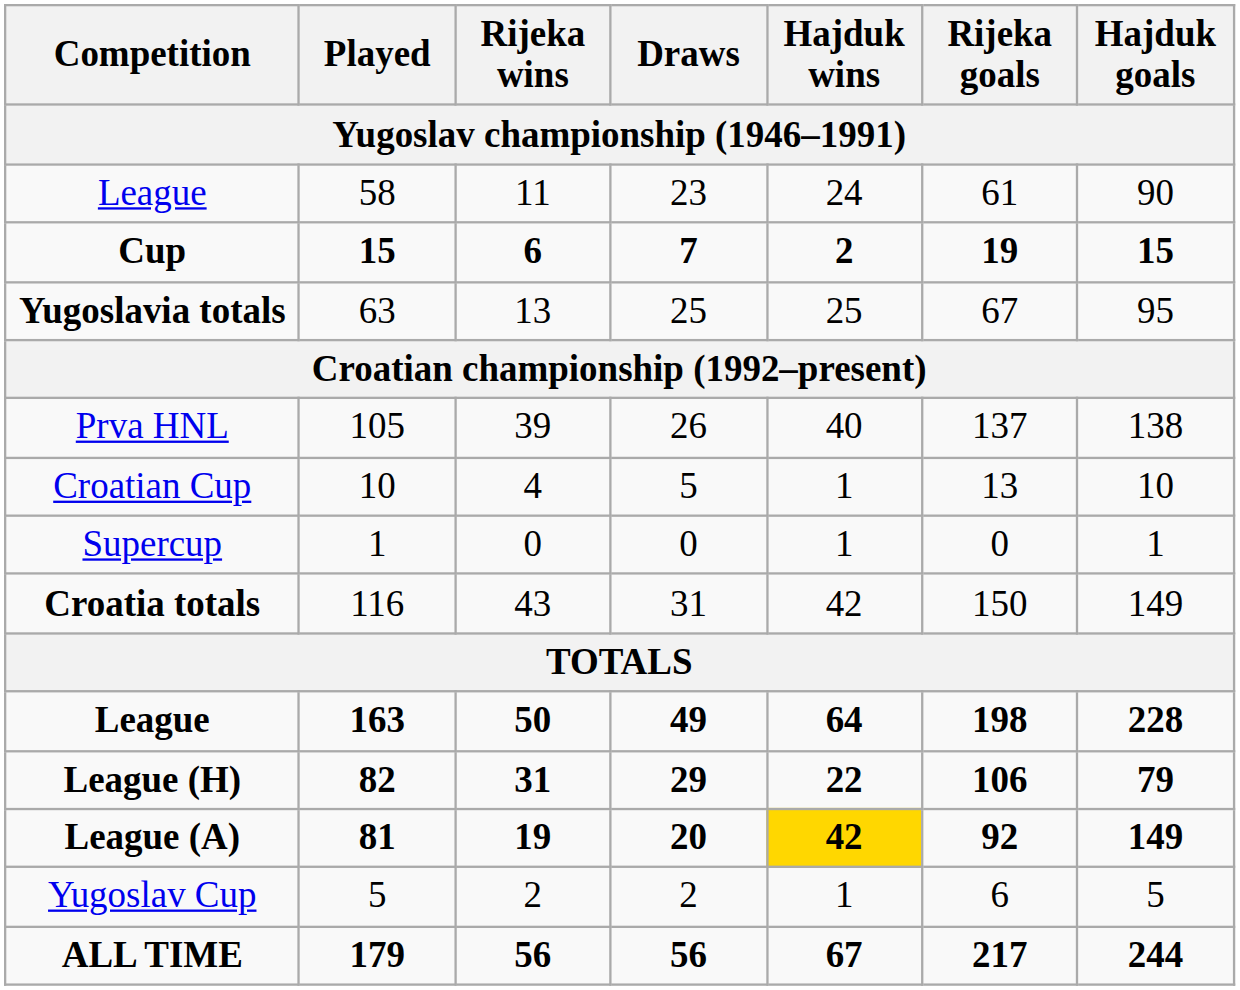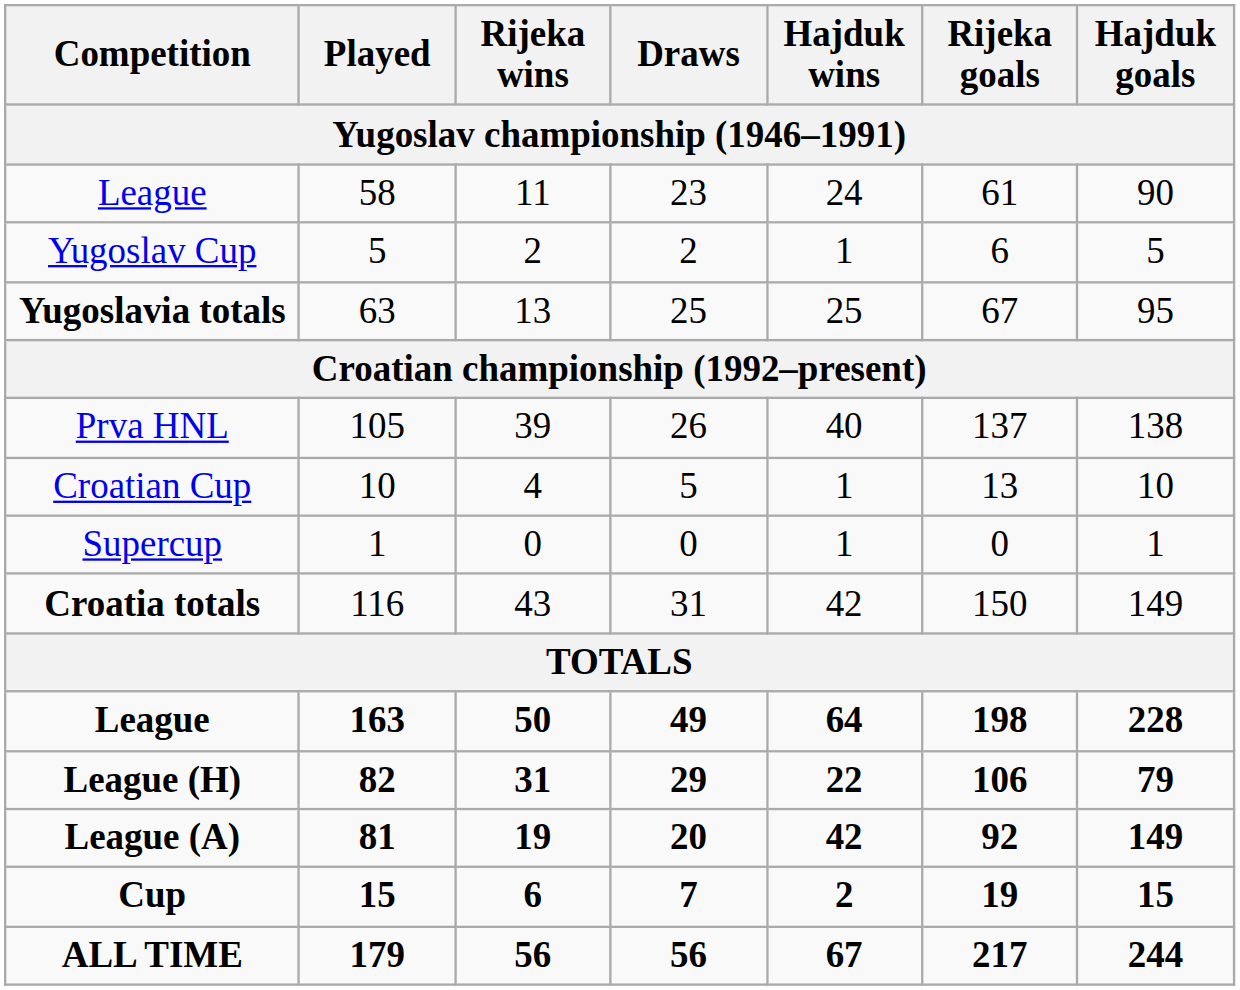rows swapped: (152, 896) <-> (152, 251)
(844, 837) gold background -> (844, 837) no background
